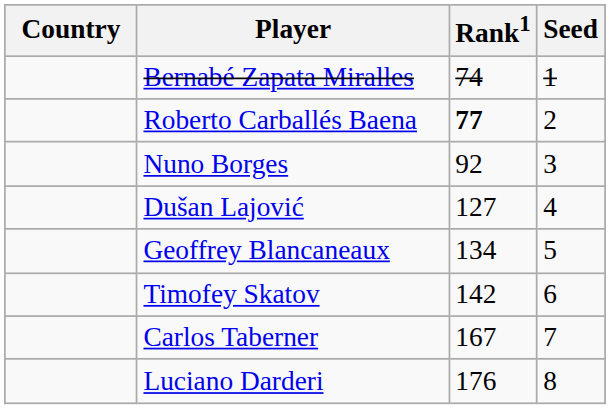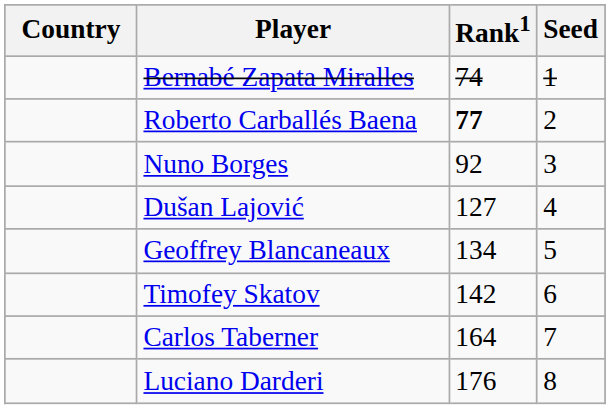(476, 337) 167 -> (476, 337) 164
